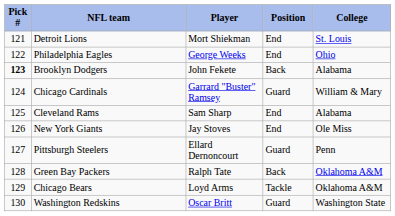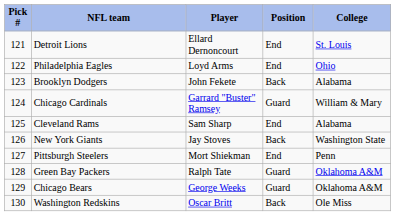(219, 39) Mort Shiekman -> (213, 44) Ellard Dernoncourt
(217, 54) George Weeks -> (211, 66) Loyd Arms
(18, 70) bold -> (18, 81) normal
(273, 129) End -> (276, 140) Back
(334, 129) Ole Miss -> (350, 140) Washington State
(213, 150) Ellard Dernoncourt -> (219, 155) Mort Shiekman
(278, 150) Guard -> (273, 155) End
(276, 171) Back -> (278, 171) Guard
(211, 187) Loyd Arms -> (217, 187) George Weeks
(279, 187) Tackle -> (278, 187) Guard
(278, 203) Guard -> (276, 203) Back
(350, 203) Washington State -> (334, 203) Ole Miss
